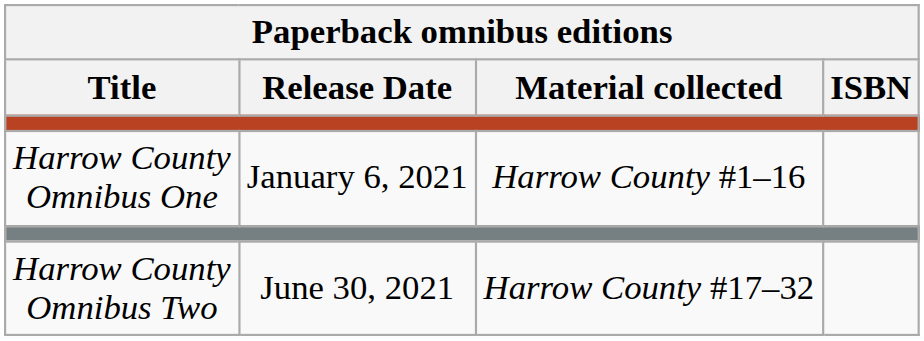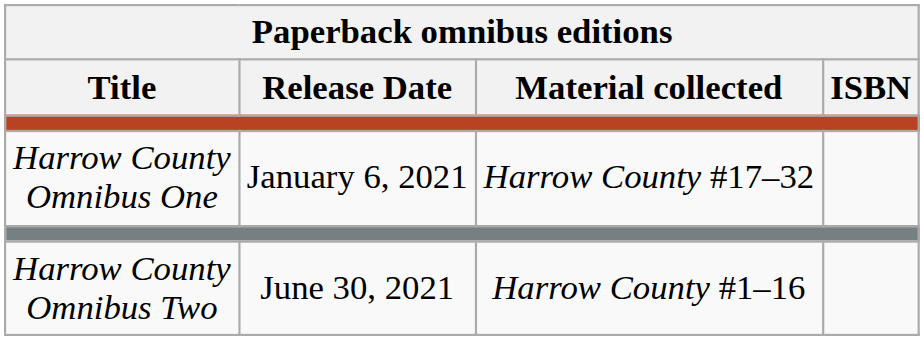(649, 177) Harrow County #1–16 -> (649, 177) Harrow County #17–32
(649, 287) Harrow County #17–32 -> (649, 287) Harrow County #1–16
